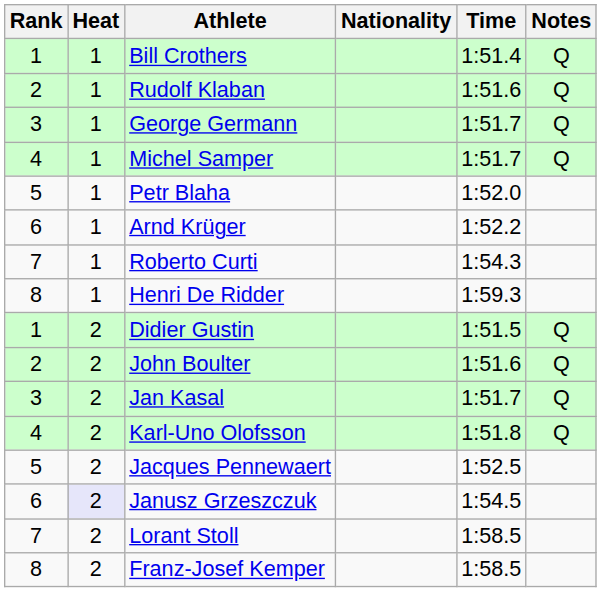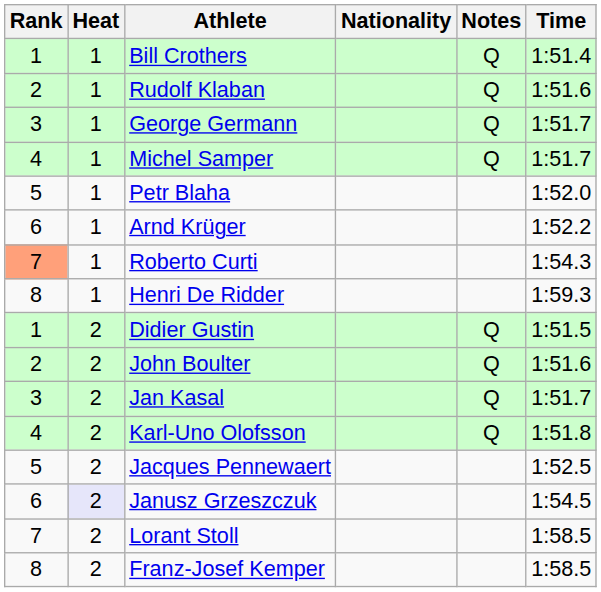columns swapped: (491, 21) <-> (561, 21)
(36, 261) no background -> (36, 261) lightsalmon background
